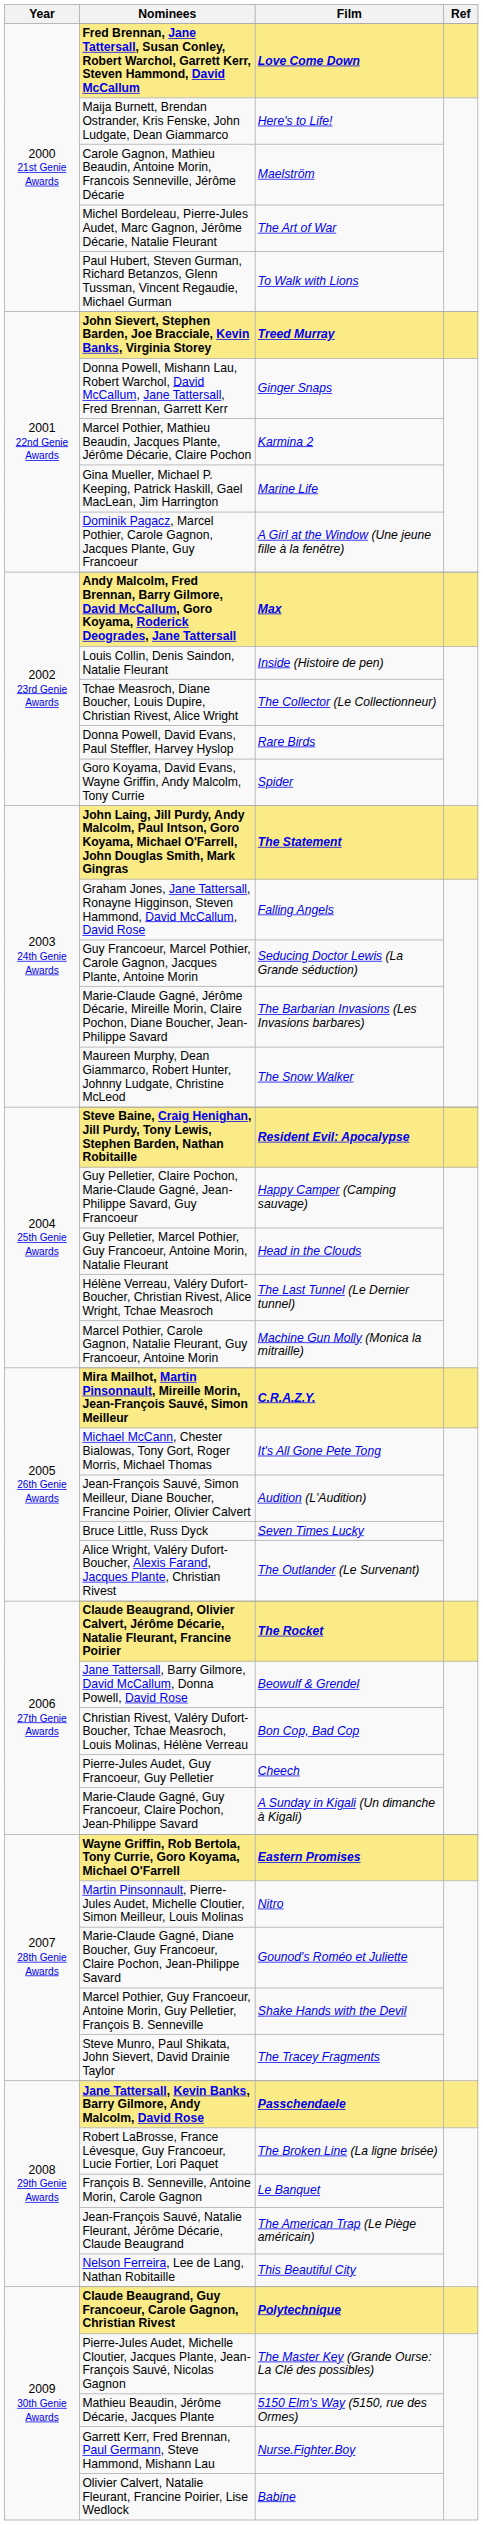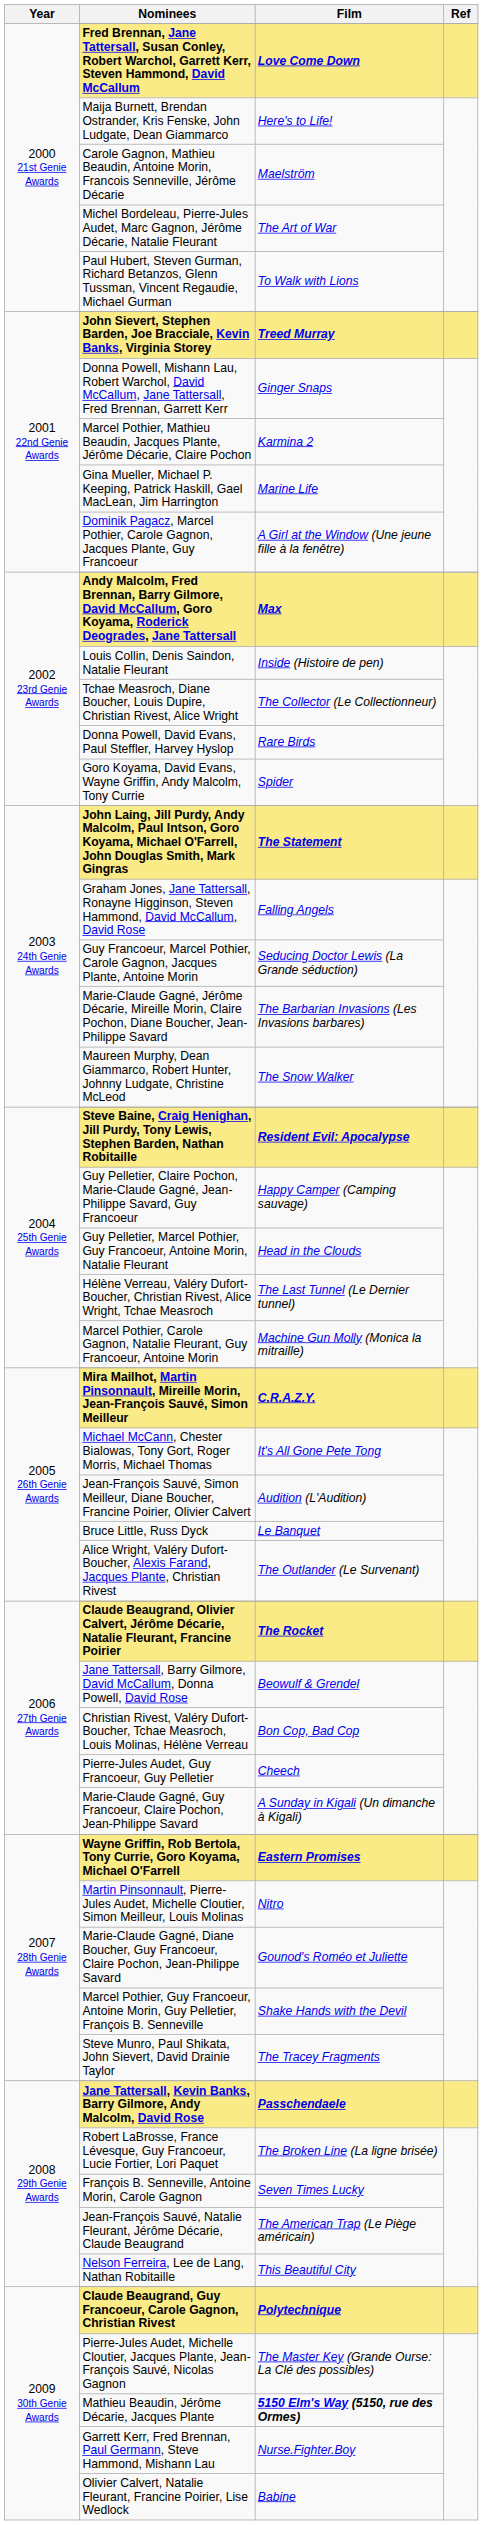(311, 1531) Seven Times Lucky -> (289, 1531) Le Banquet
(289, 2190) Le Banquet -> (311, 2190) Seven Times Lucky
(342, 2410) normal -> (345, 2410) bold
